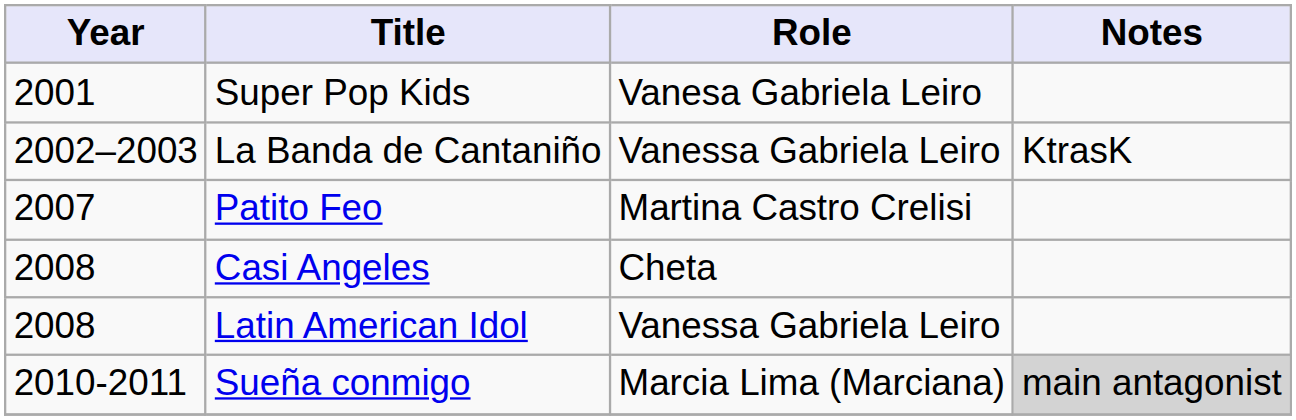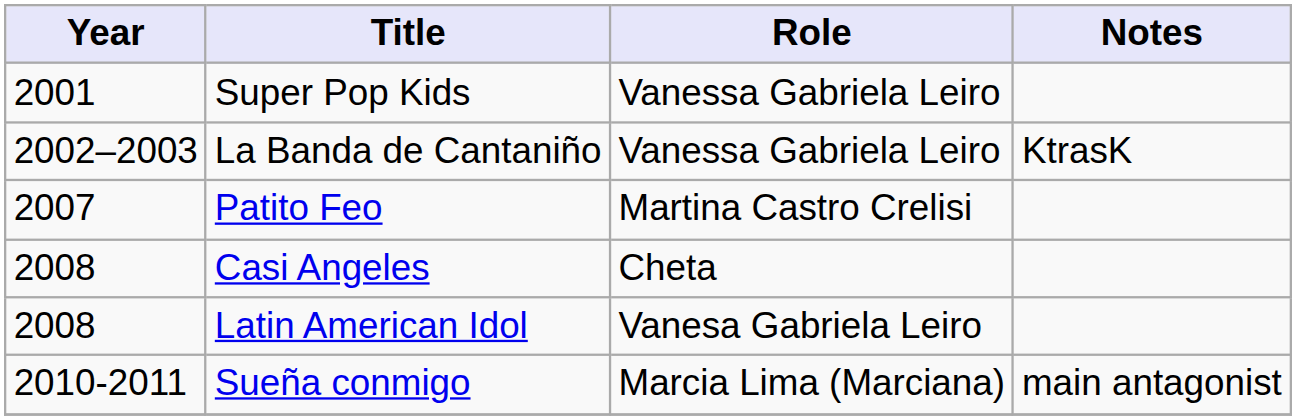(800, 92) Vanesa Gabriela Leiro -> (809, 92) Vanessa Gabriela Leiro
(809, 325) Vanessa Gabriela Leiro -> (800, 325) Vanesa Gabriela Leiro
(1152, 383) lightgrey background -> (1152, 383) no background
